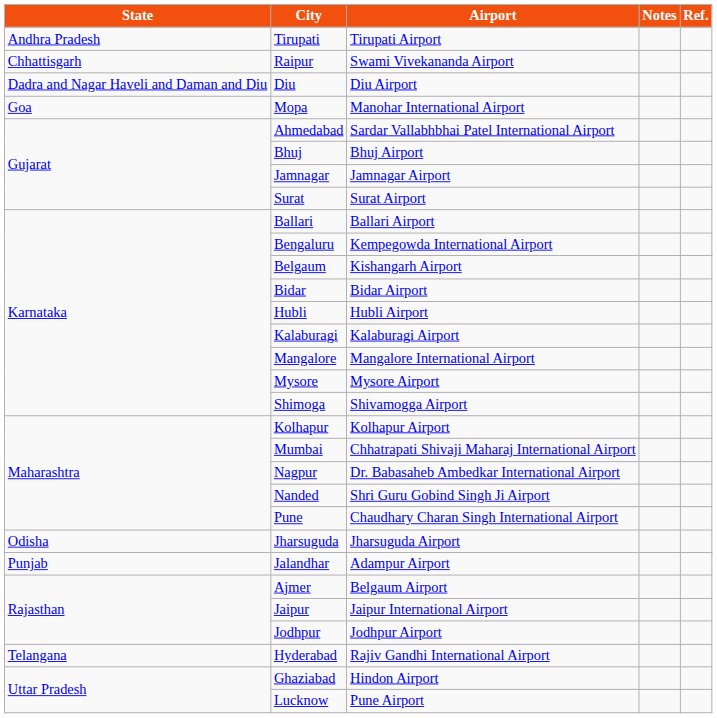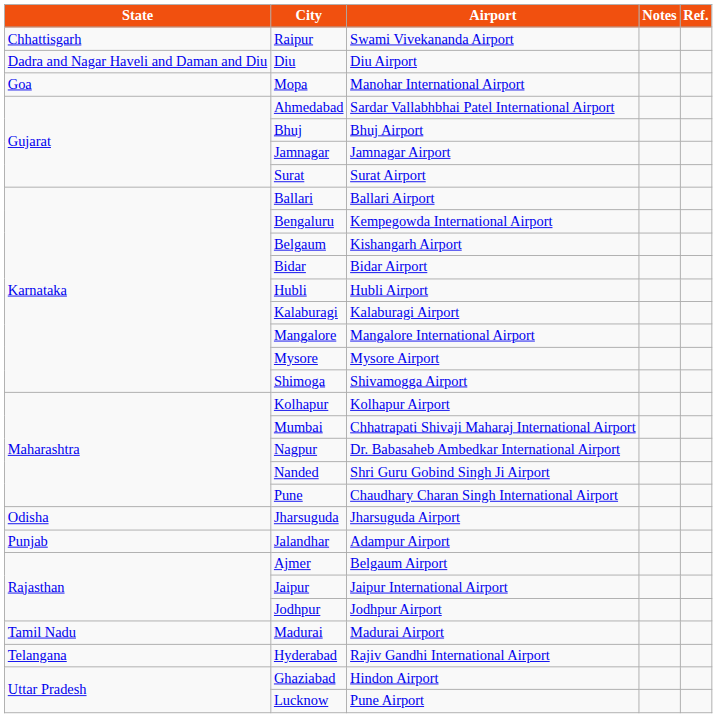- row: (297, 38)
+ row: (298, 632)
